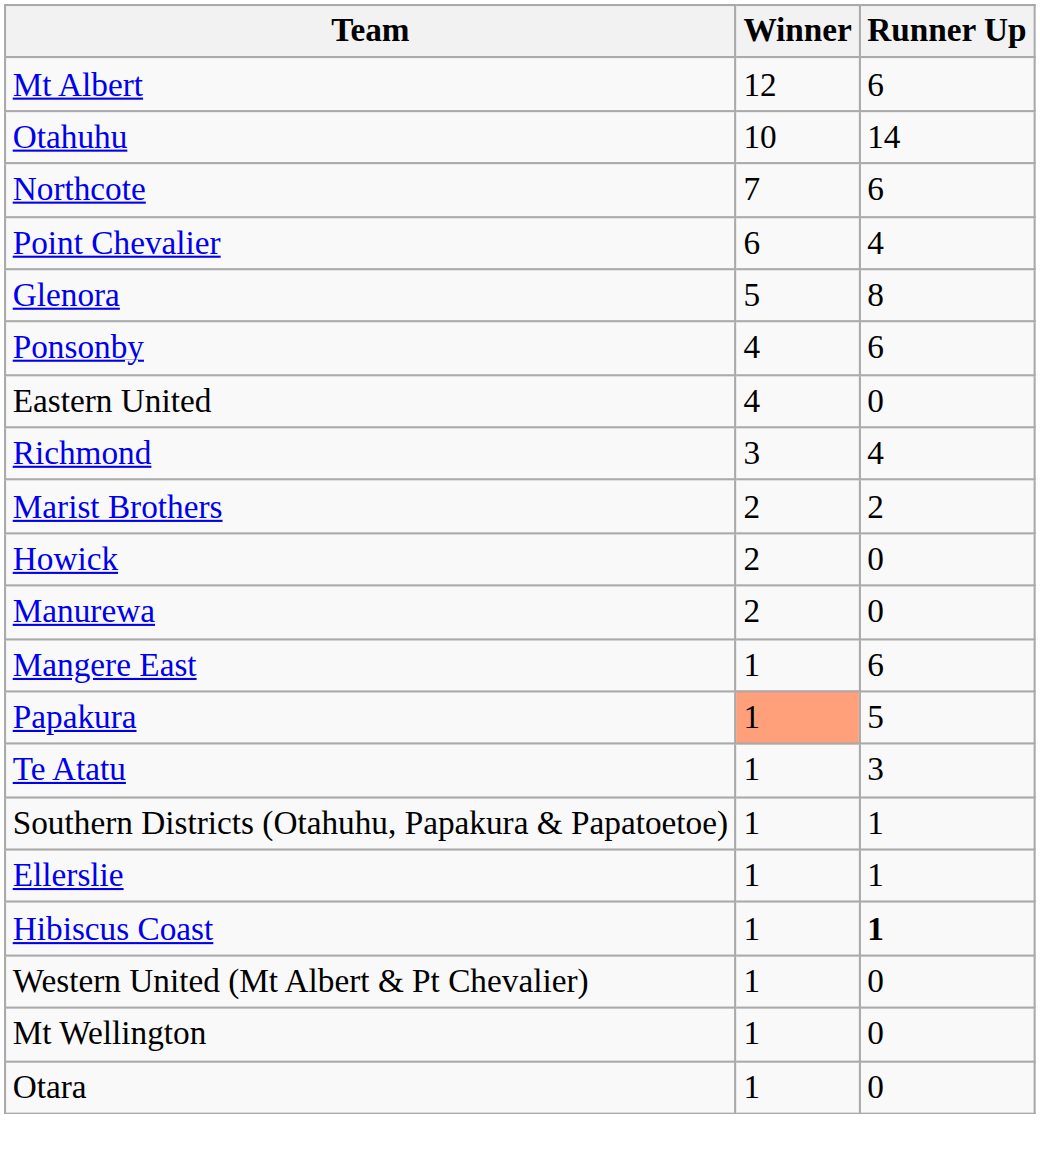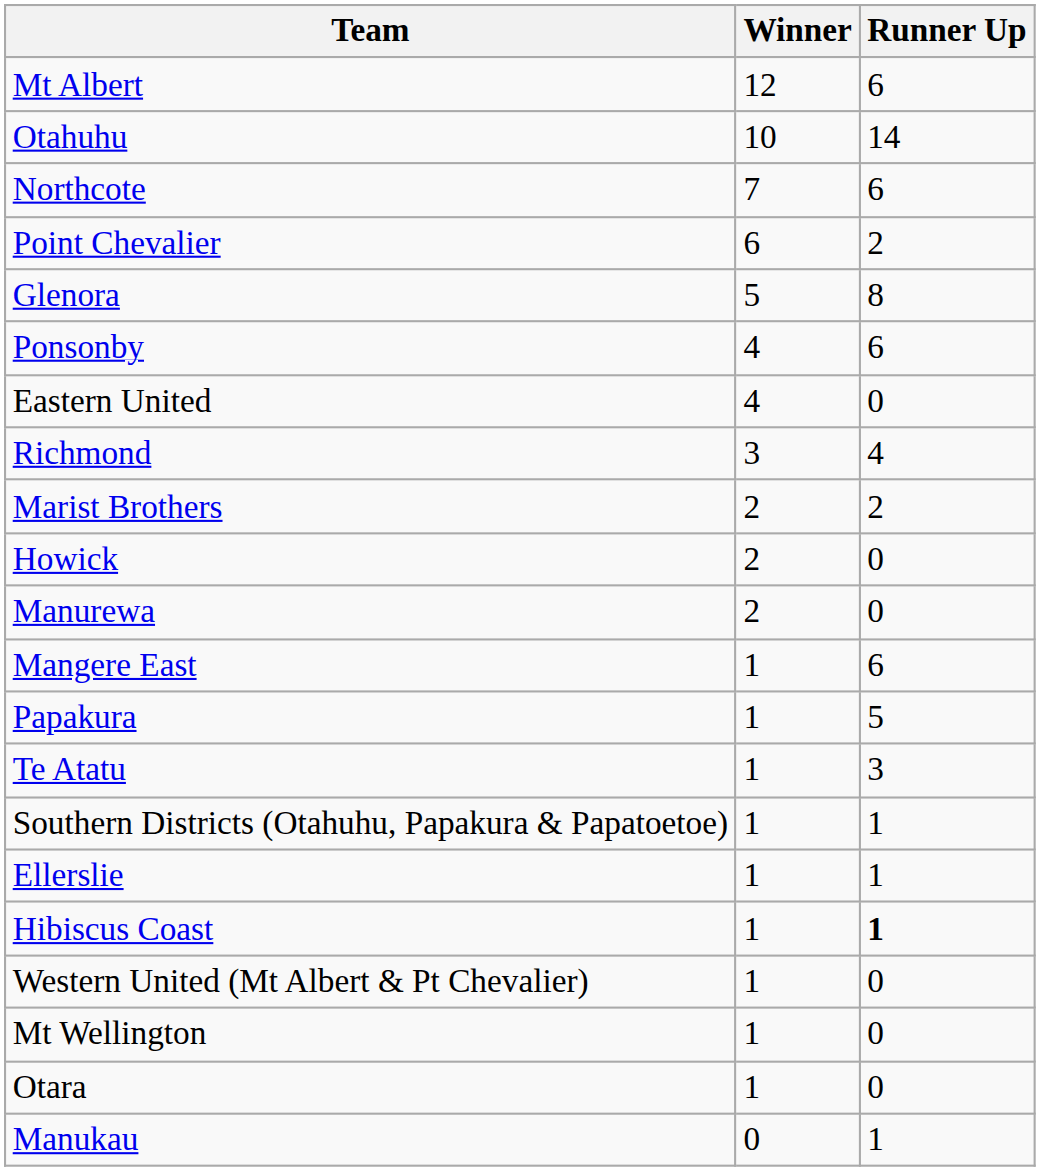(876, 242) 4 -> (876, 242) 2
(752, 717) lightsalmon background -> (752, 717) no background
+ row: (76, 1139)
